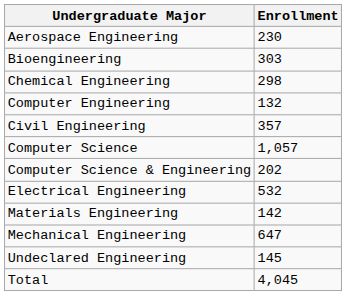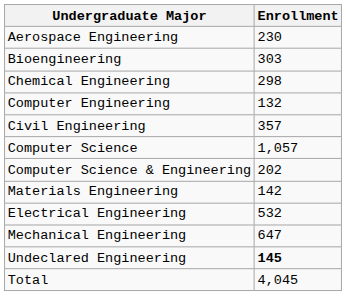rows swapped: (97, 192) <-> (93, 214)
(270, 258) normal -> (270, 258) bold
